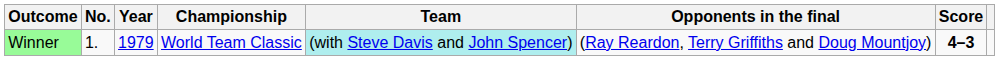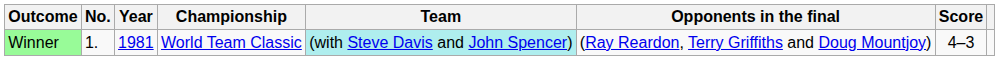(136, 42) 1979 -> (136, 42) 1981
(961, 42) bold -> (961, 42) normal
